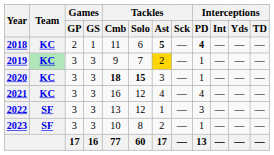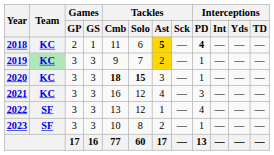(162, 45) no background -> (162, 45) gold background
(201, 93) 4 -> (201, 93) 3
(201, 110) 3 -> (201, 110) 4
